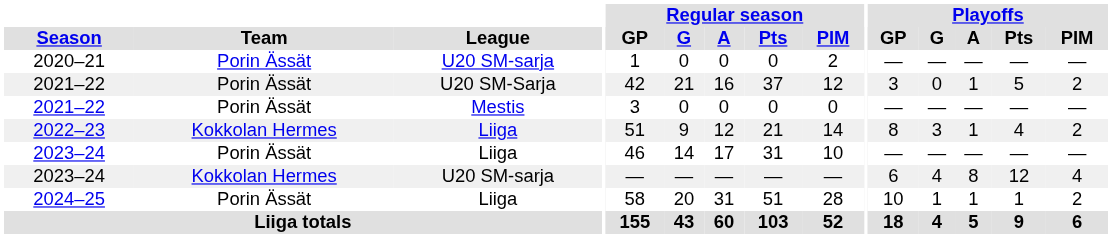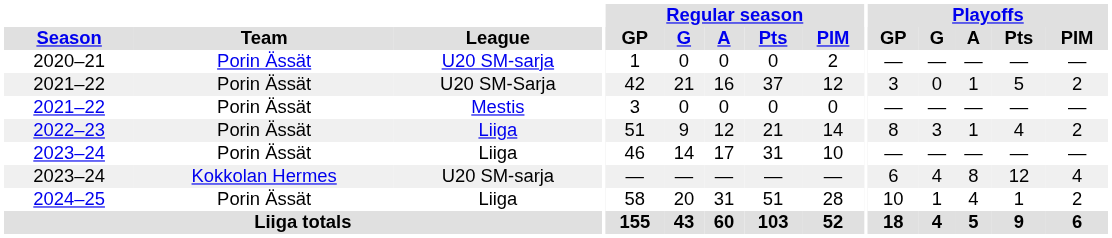(264, 130) Kokkolan Hermes -> (264, 130) Porin Ässät
(973, 199) 1 -> (973, 199) 4
